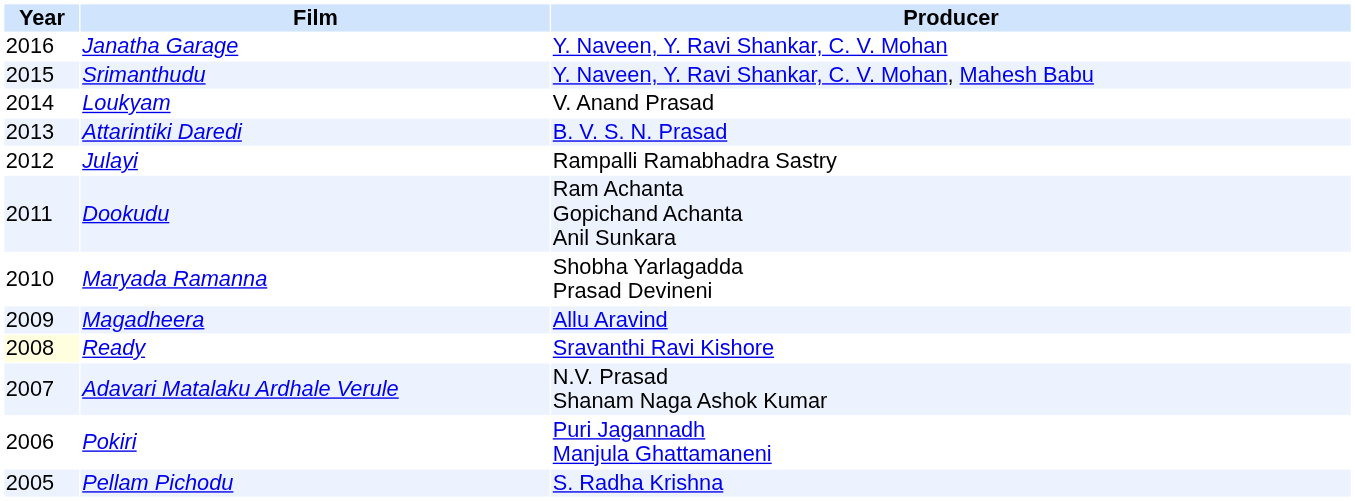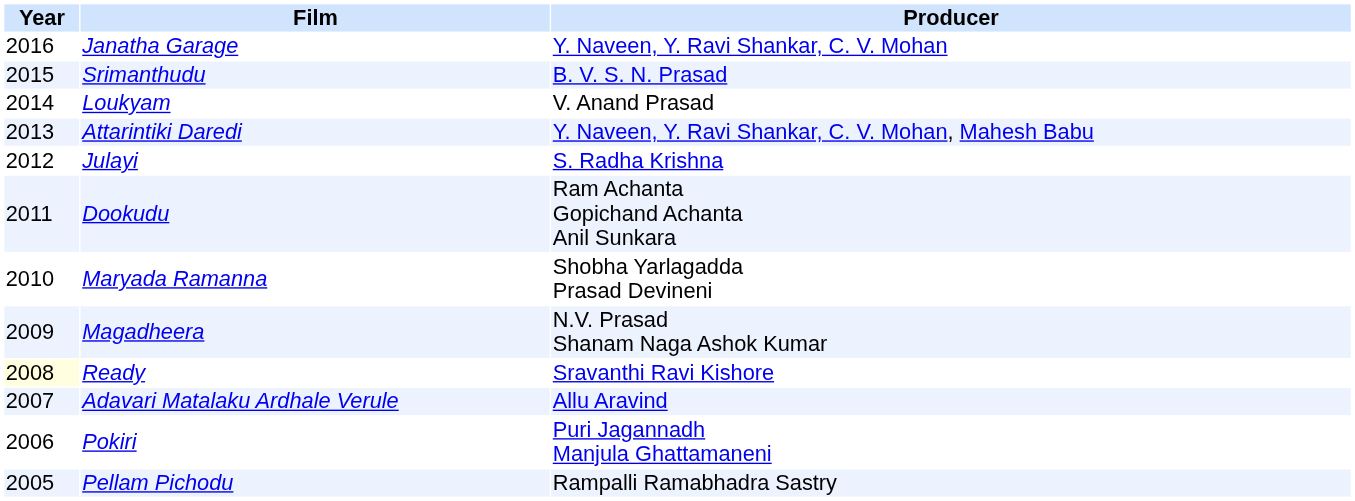(823, 74) Y. Naveen, Y. Ravi Shankar, C. V. Mohan, Mahesh Babu -> (640, 74) B. V. S. N. Prasad
(640, 132) B. V. S. N. Prasad -> (823, 132) Y. Naveen, Y. Ravi Shankar, C. V. Mohan, Mahesh Babu
(695, 160) Rampalli Ramabhadra Sastry -> (638, 160) S. Radha Krishna
(610, 319) Allu Aravind -> (690, 331) N.V. Prasad Shanam Naga Ashok Kumar
(690, 389) N.V. Prasad Shanam Naga Ashok Kumar -> (610, 401) Allu Aravind
(638, 482) S. Radha Krishna -> (695, 482) Rampalli Ramabhadra Sastry
